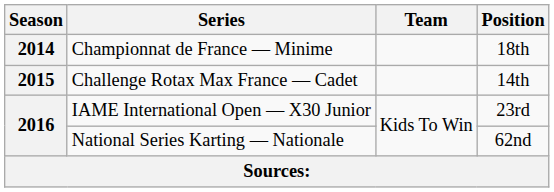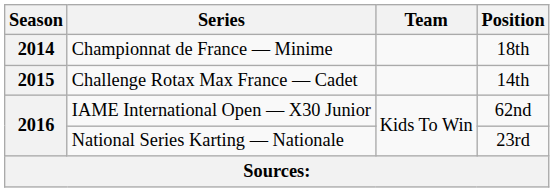(513, 110) 23rd -> (513, 110) 62nd
(513, 140) 62nd -> (513, 140) 23rd
